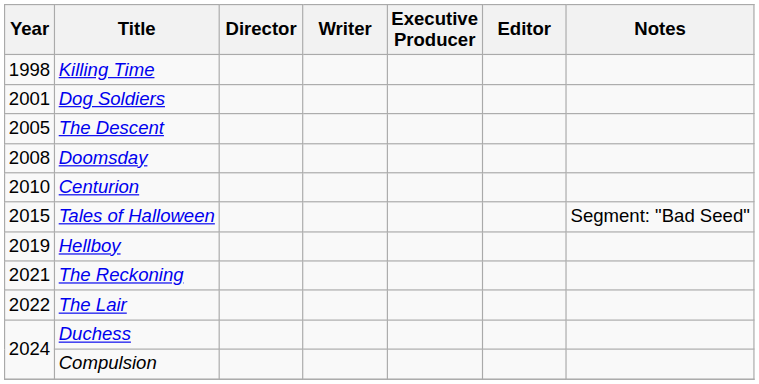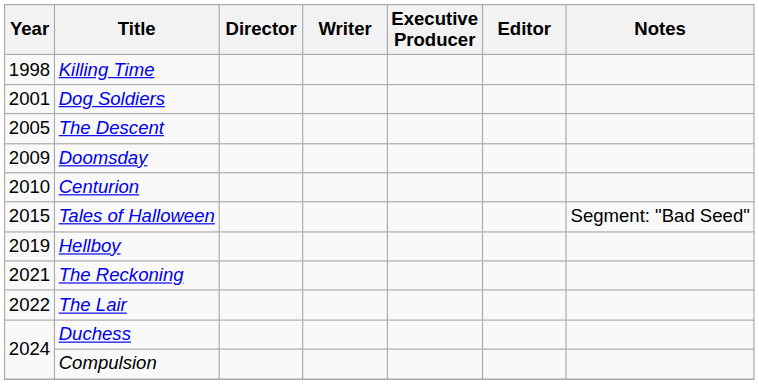(30, 157) 2008 -> (30, 157) 2009
